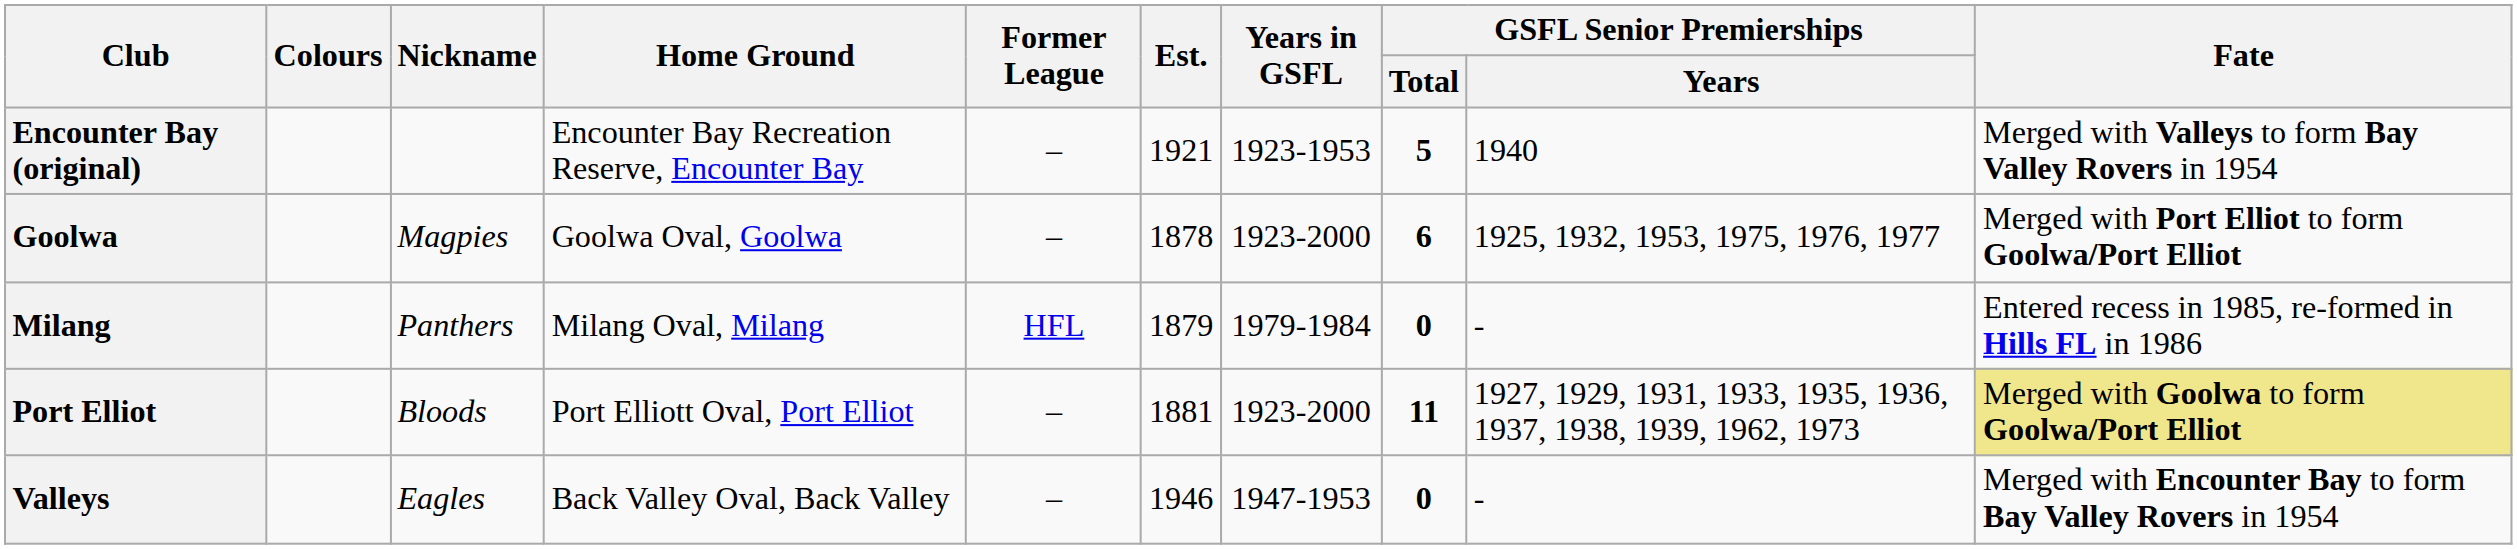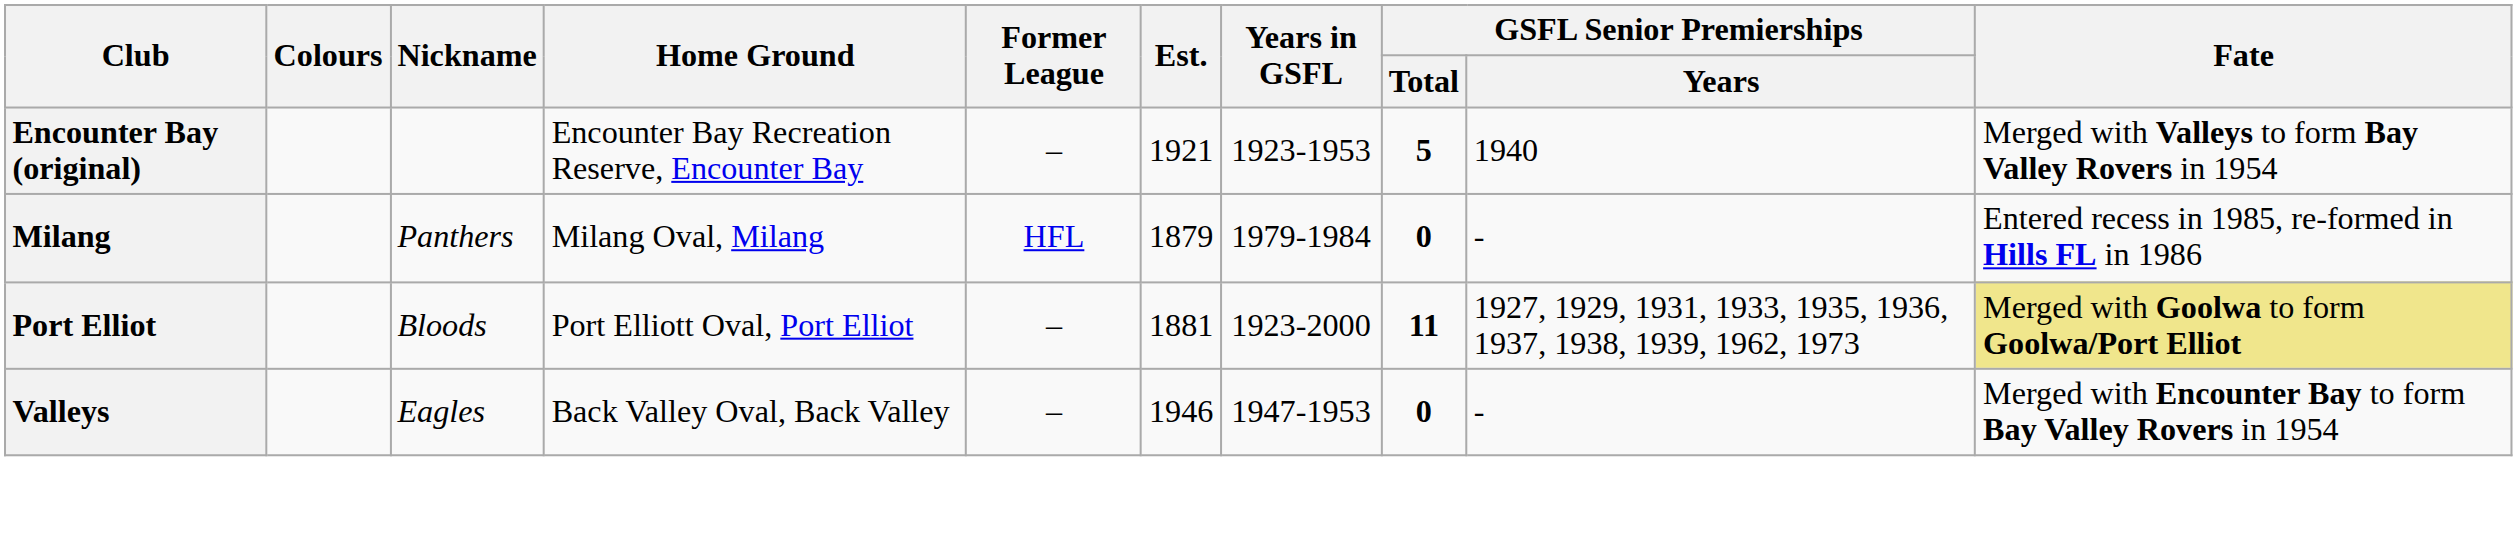- row: (65, 237)
